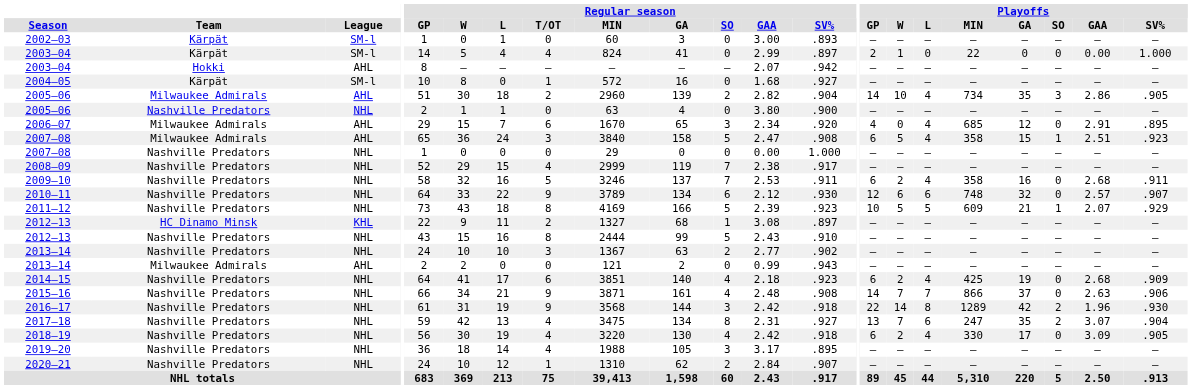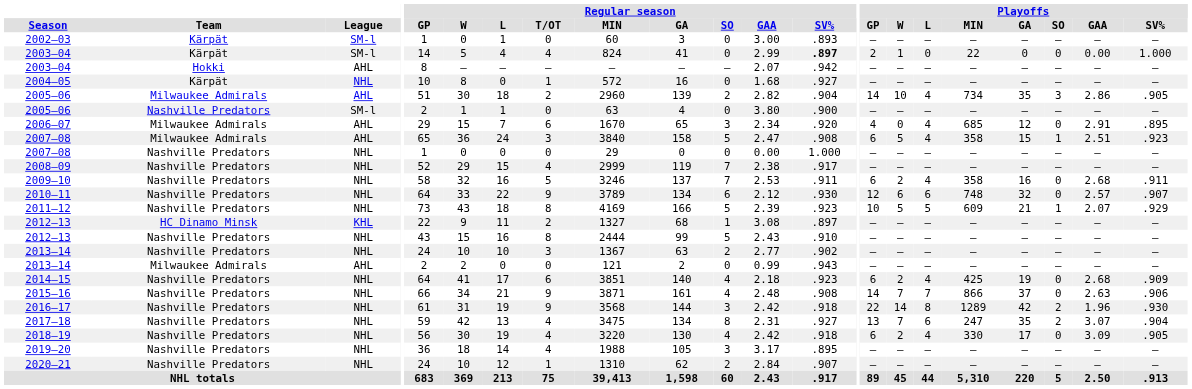(824, 53) normal -> (824, 53) bold
(363, 82) SM-l -> (363, 82) NHL
(363, 110) NHL -> (363, 110) SM-l
